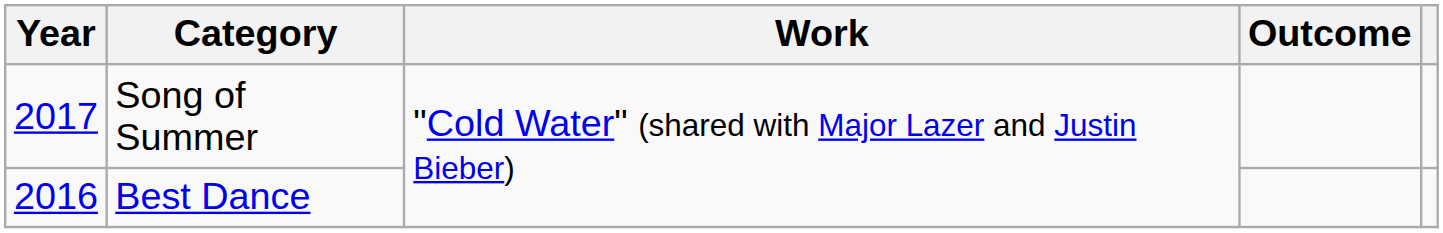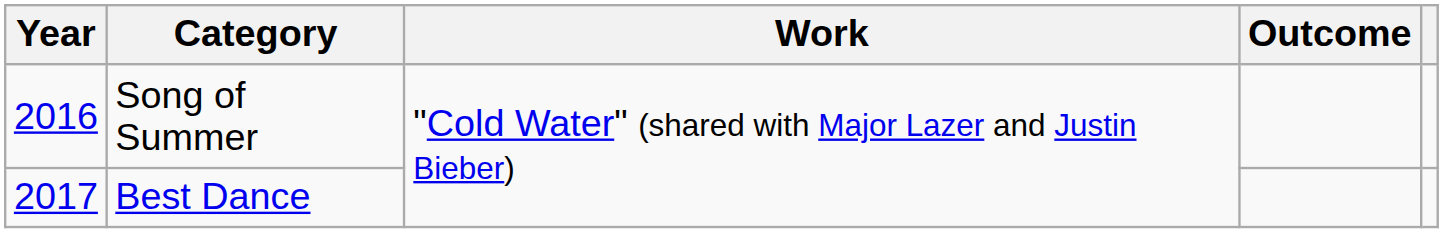(56, 115) 2017 -> (56, 115) 2016
(56, 196) 2016 -> (56, 196) 2017
